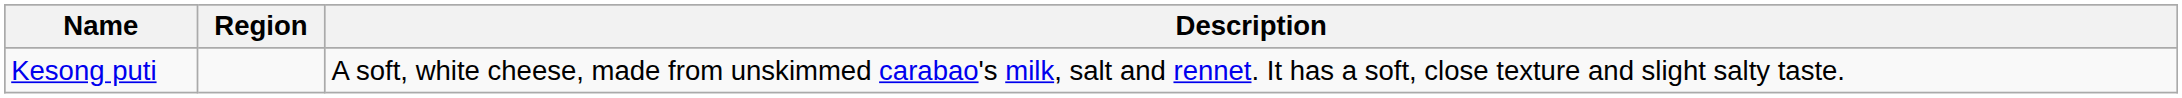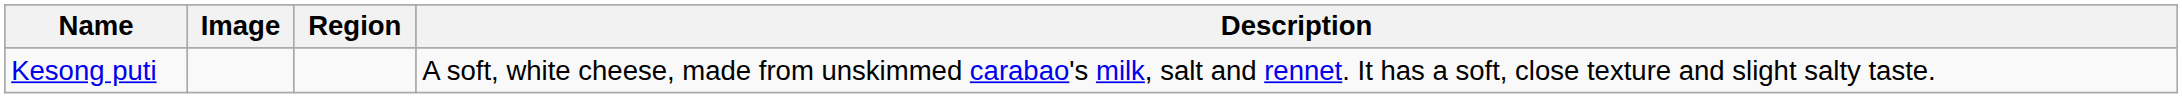+ column: (240, 26)
